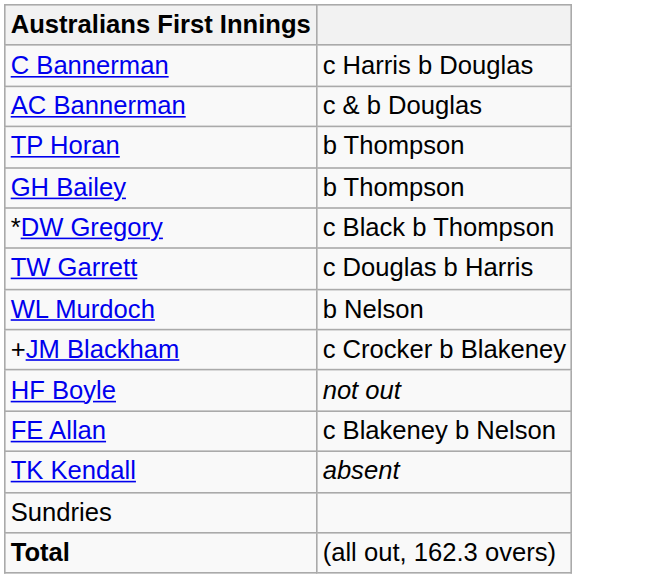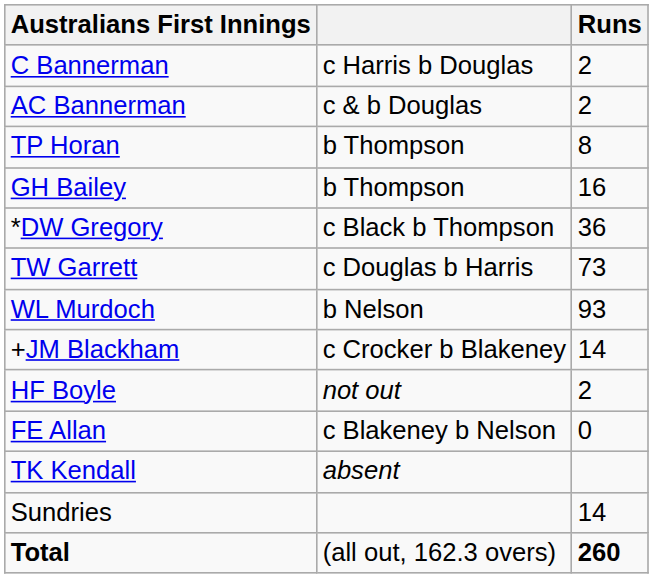+ column: (610, 24)
